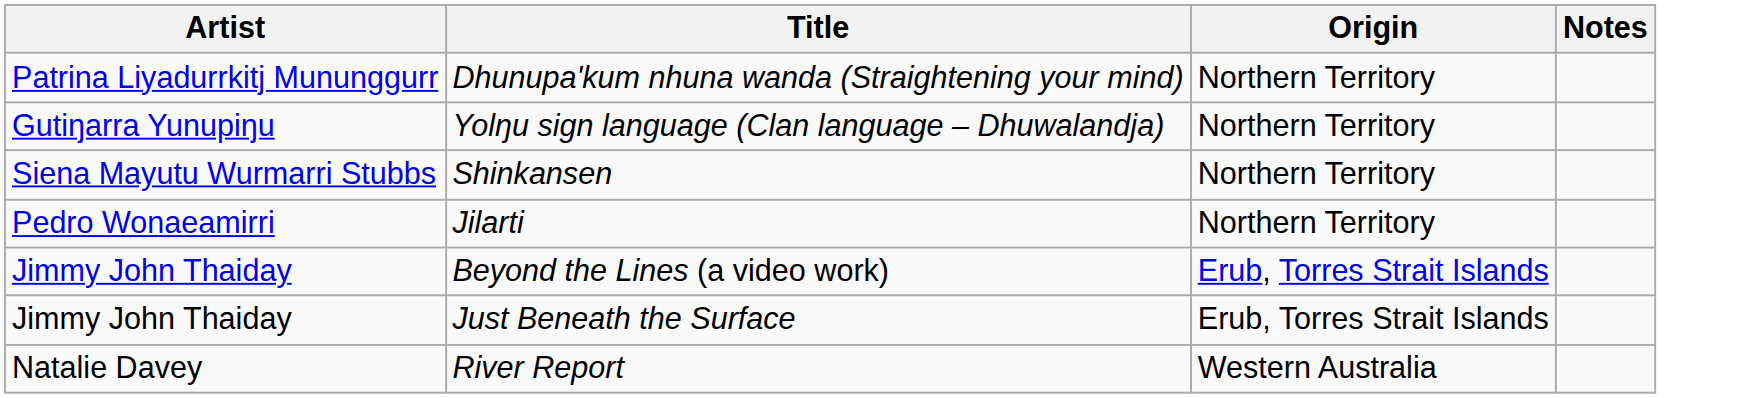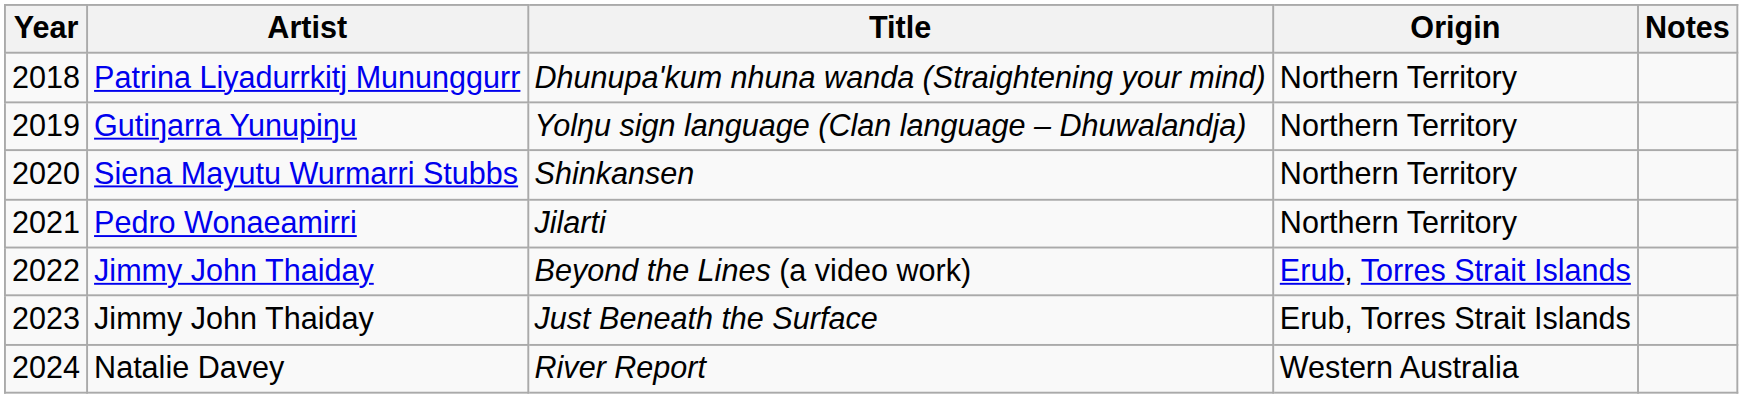+ column: (46, 28)
